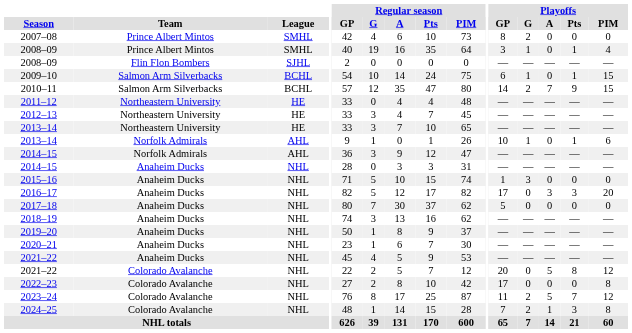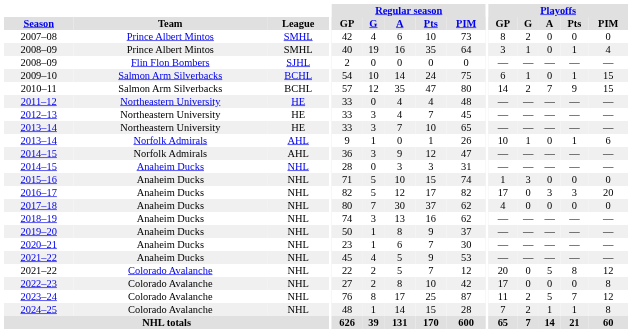(503, 205) 5 -> (503, 205) 4
(574, 309) 3 -> (574, 309) 1
